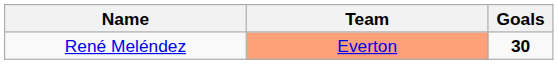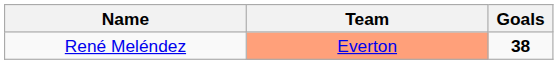(521, 46) 30 -> (521, 46) 38
